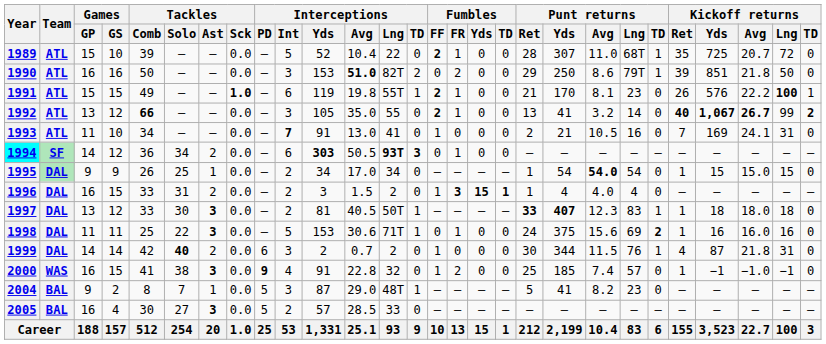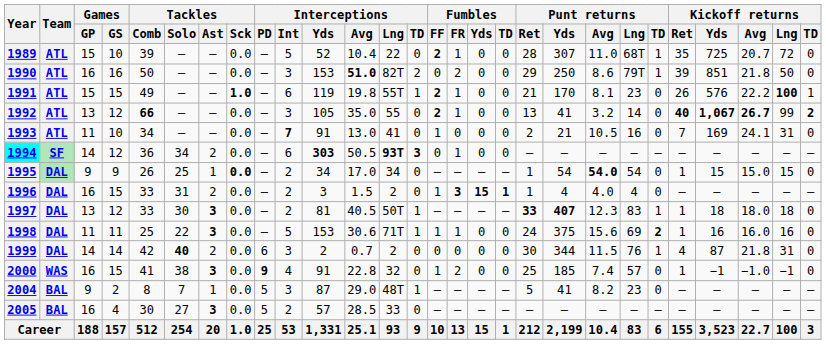(241, 172) normal -> (241, 172) bold
(437, 231) 0 -> (437, 231) 1
(437, 251) 1 -> (437, 251) 0
